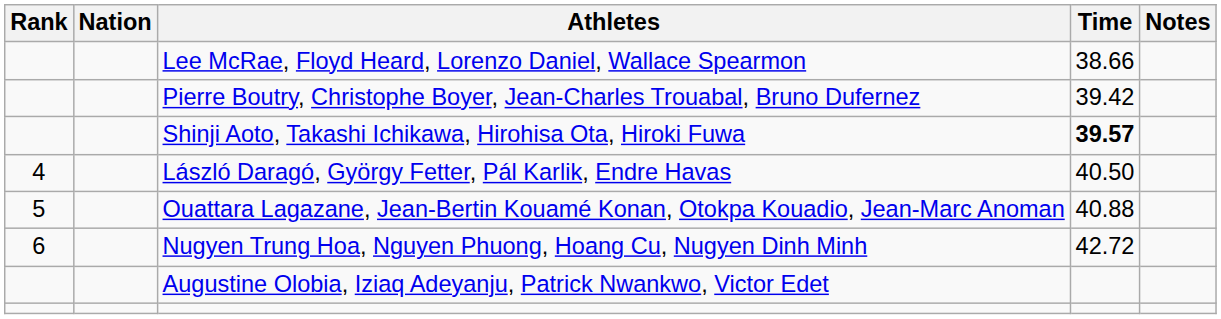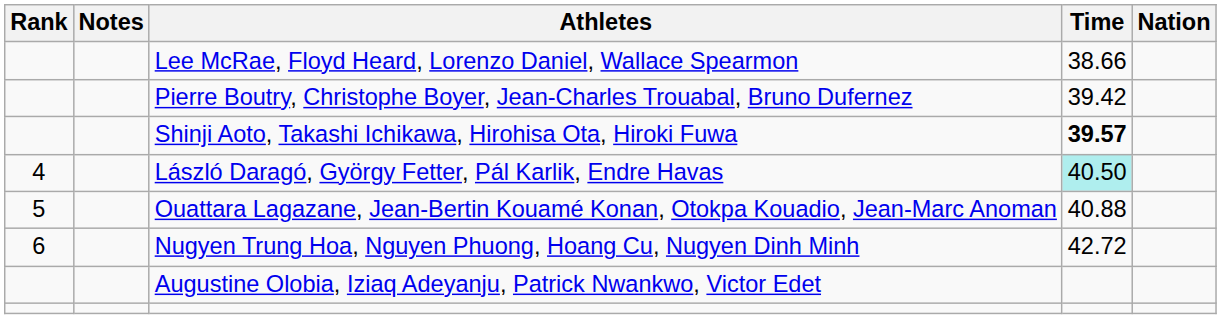columns swapped: (115, 23) <-> (1178, 23)
(1105, 172) no background -> (1097, 172) paleturquoise background
